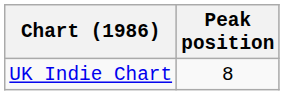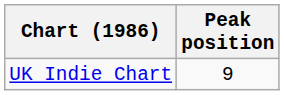(228, 74) 8 -> (228, 74) 9
